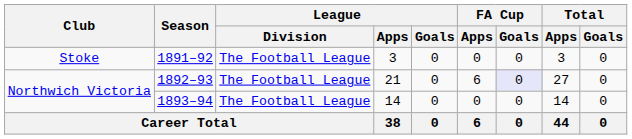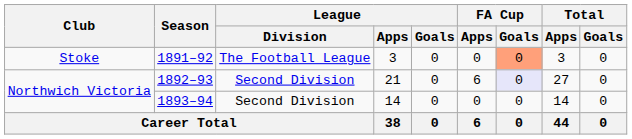(519, 59) no background -> (519, 59) lightsalmon background
(295, 80) The Football League -> (295, 80) Second Division
(295, 102) The Football League -> (295, 102) Second Division
